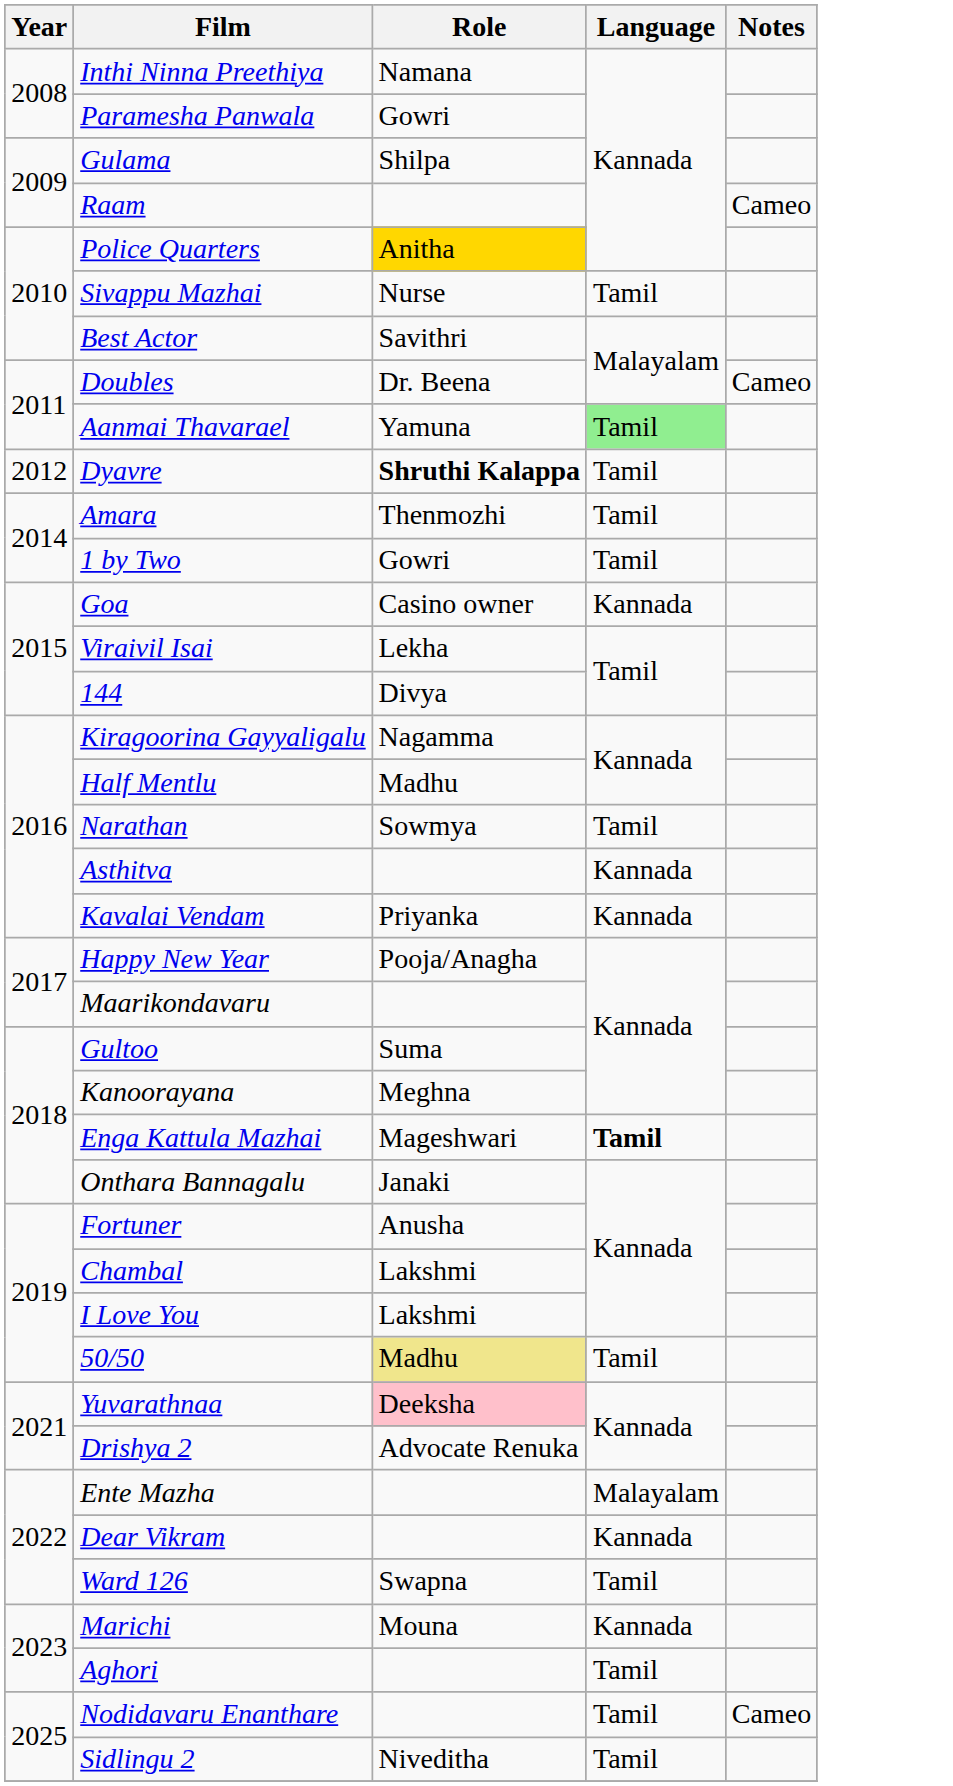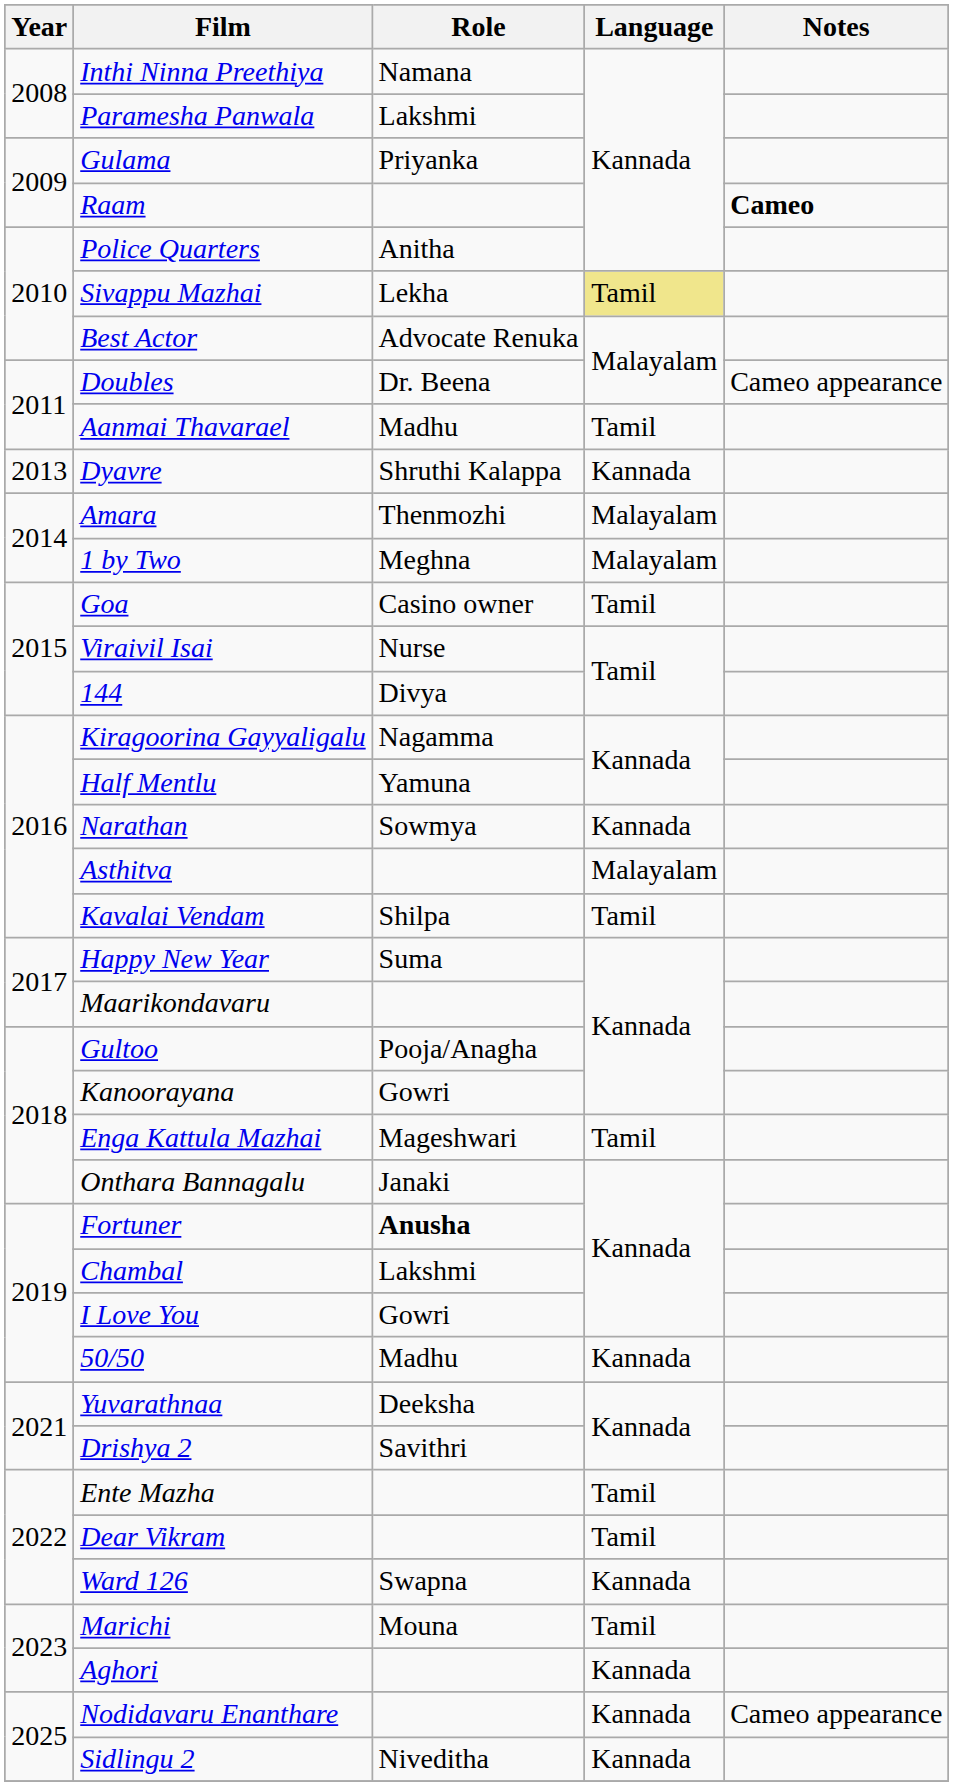(414, 115) Gowri -> (428, 115) Lakshmi
(414, 159) Shilpa -> (428, 159) Priyanka
(772, 204) normal -> (772, 204) bold
(417, 248) gold background -> (417, 248) no background
(412, 293) Nurse -> (414, 293) Lekha
(625, 293) no background -> (624, 293) khaki background
(423, 337) Savithri -> (478, 337) Advocate Renuka
(772, 381) Cameo -> (836, 381) Cameo appearance
(425, 426) Yamuna -> (418, 426) Madhu
(625, 426) lightgreen background -> (624, 426) no background
(39, 470) 2012 -> (39, 470) 2013
(479, 470) bold -> (470, 470) normal
(625, 470) Tamil -> (641, 470) Kannada
(625, 515) Tamil -> (654, 515) Malayalam
(414, 559) Gowri -> (424, 559) Meghna
(625, 559) Tamil -> (654, 559) Malayalam
(643, 603) Kannada -> (624, 603) Tamil
(414, 648) Lekha -> (412, 648) Nurse
(418, 781) Madhu -> (425, 781) Yamuna
(625, 826) Tamil -> (641, 826) Kannada
(643, 870) Kannada -> (654, 870) Malayalam
(428, 914) Priyanka -> (414, 914) Shilpa
(643, 914) Kannada -> (624, 914) Tamil
(458, 959) Pooja/Anagha -> (410, 959) Suma
(410, 1048) Suma -> (458, 1048) Pooja/Anagha
(424, 1092) Meghna -> (414, 1092) Gowri
(628, 1136) bold -> (624, 1136) normal
(421, 1225) normal -> (425, 1225) bold
(428, 1314) Lakshmi -> (414, 1314) Gowri
(418, 1358) khaki background -> (418, 1358) no background
(625, 1358) Tamil -> (641, 1358) Kannada
(427, 1403) pink background -> (427, 1403) no background
(478, 1447) Advocate Renuka -> (423, 1447) Savithri
(656, 1492) Malayalam -> (624, 1492) Tamil
(643, 1536) Kannada -> (624, 1536) Tamil
(625, 1580) Tamil -> (641, 1580) Kannada
(643, 1625) Kannada -> (624, 1625) Tamil
(625, 1669) Tamil -> (641, 1669) Kannada
(625, 1714) Tamil -> (641, 1714) Kannada
(772, 1714) Cameo -> (836, 1714) Cameo appearance
(625, 1758) Tamil -> (641, 1758) Kannada
